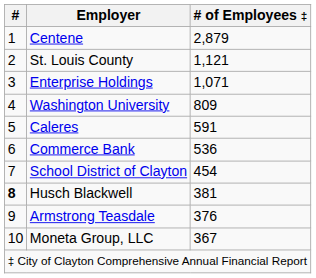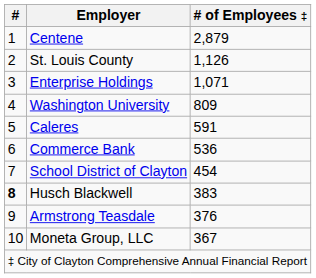(211, 60) 1,121 -> (211, 60) 1,126
(205, 194) 381 -> (205, 194) 383
